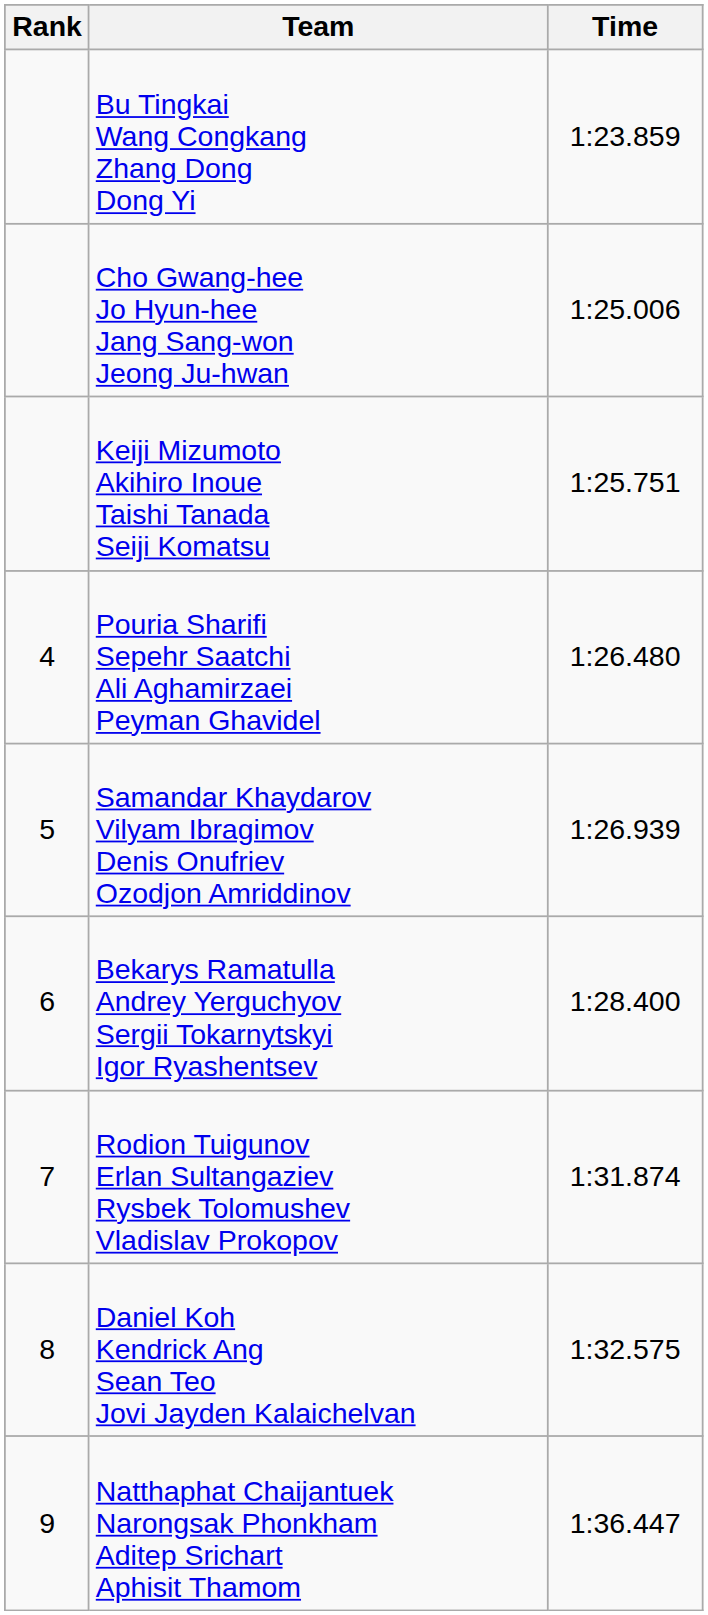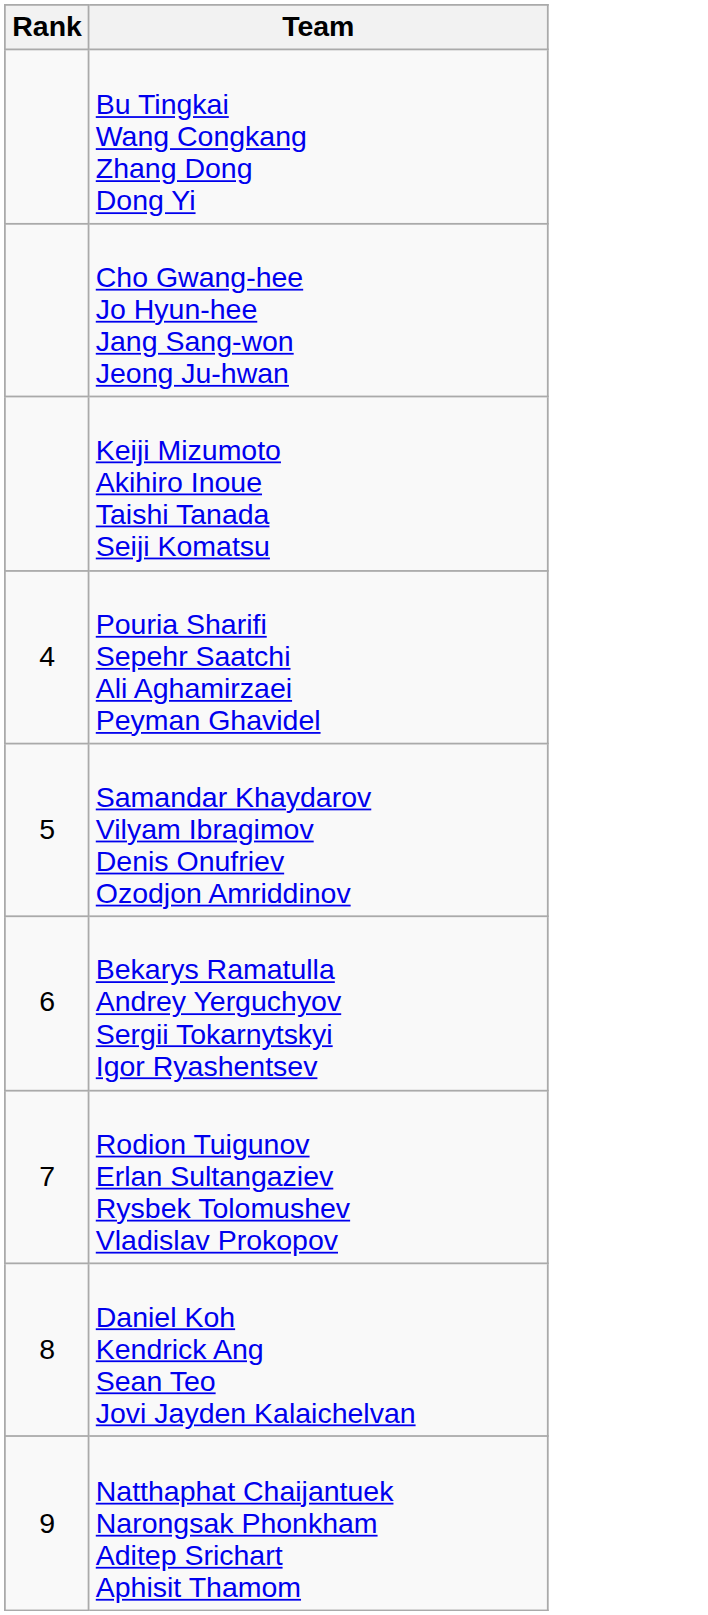- column: (625, 27)
